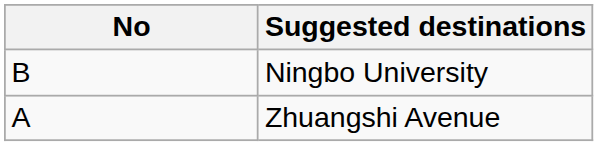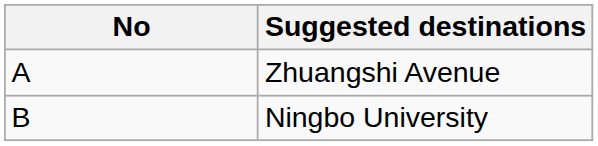rows swapped: (383, 117) <-> (376, 72)
